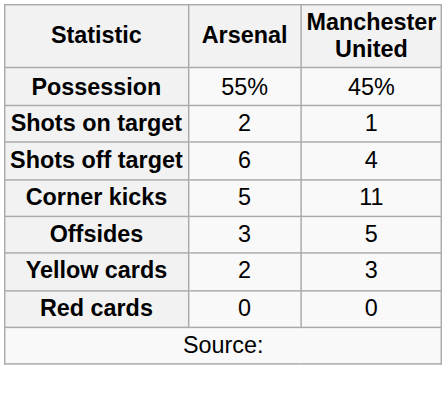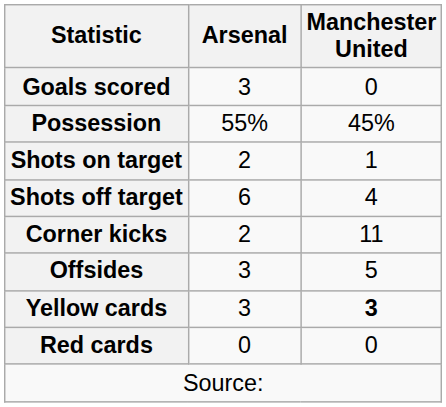+ row: (96, 86)
(245, 197) 5 -> (245, 234) 2
(245, 271) 2 -> (245, 308) 3
(371, 271) normal -> (371, 308) bold
